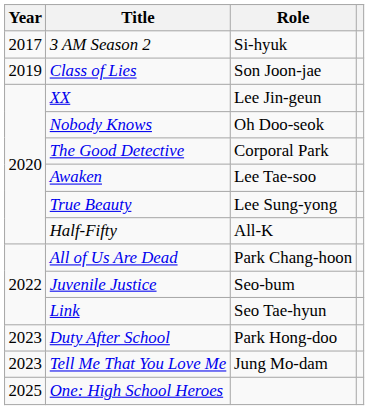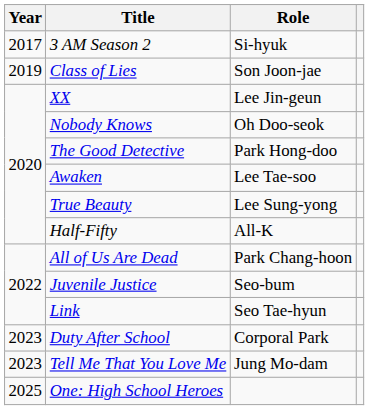(281, 151) Corporal Park -> (286, 151) Park Hong-doo
(286, 337) Park Hong-doo -> (281, 337) Corporal Park
